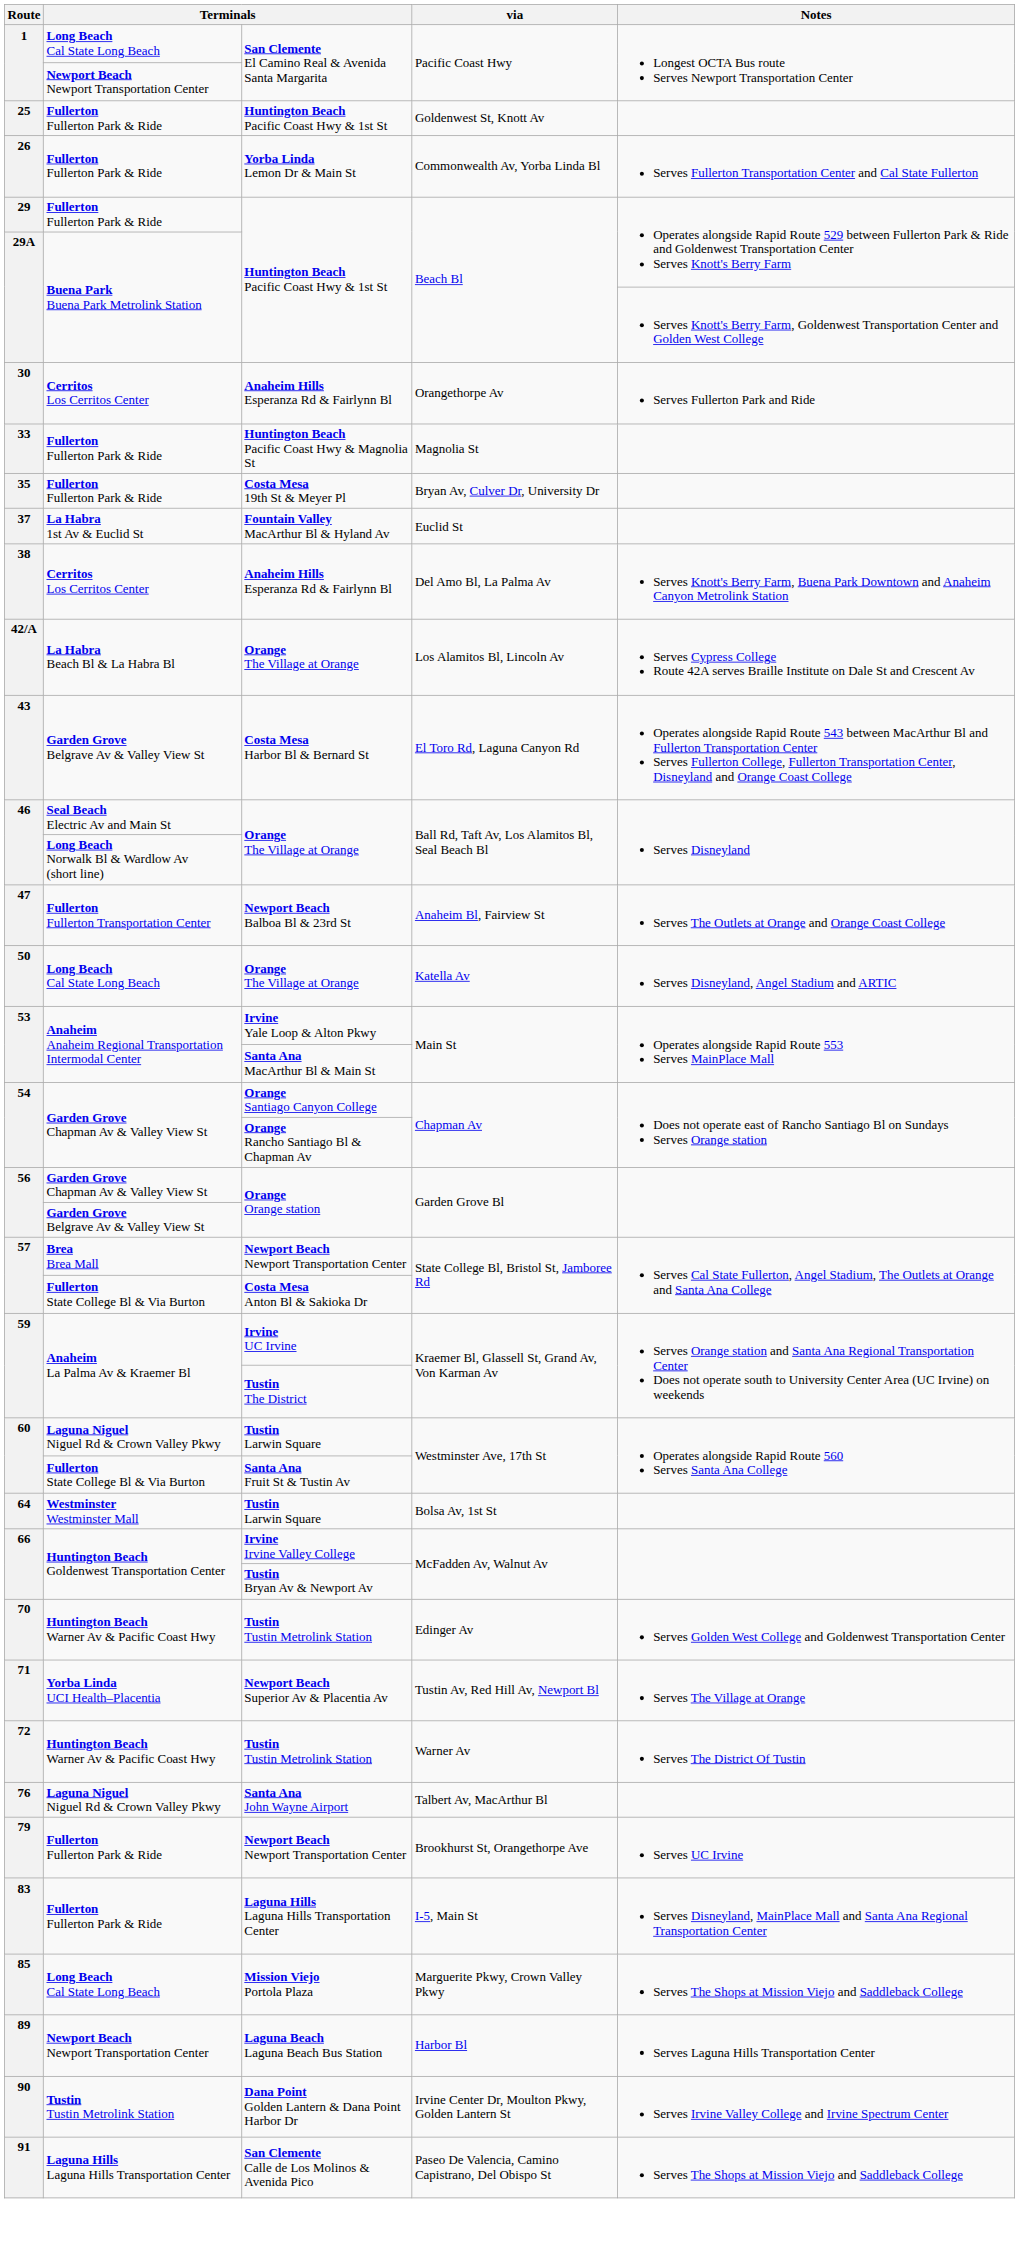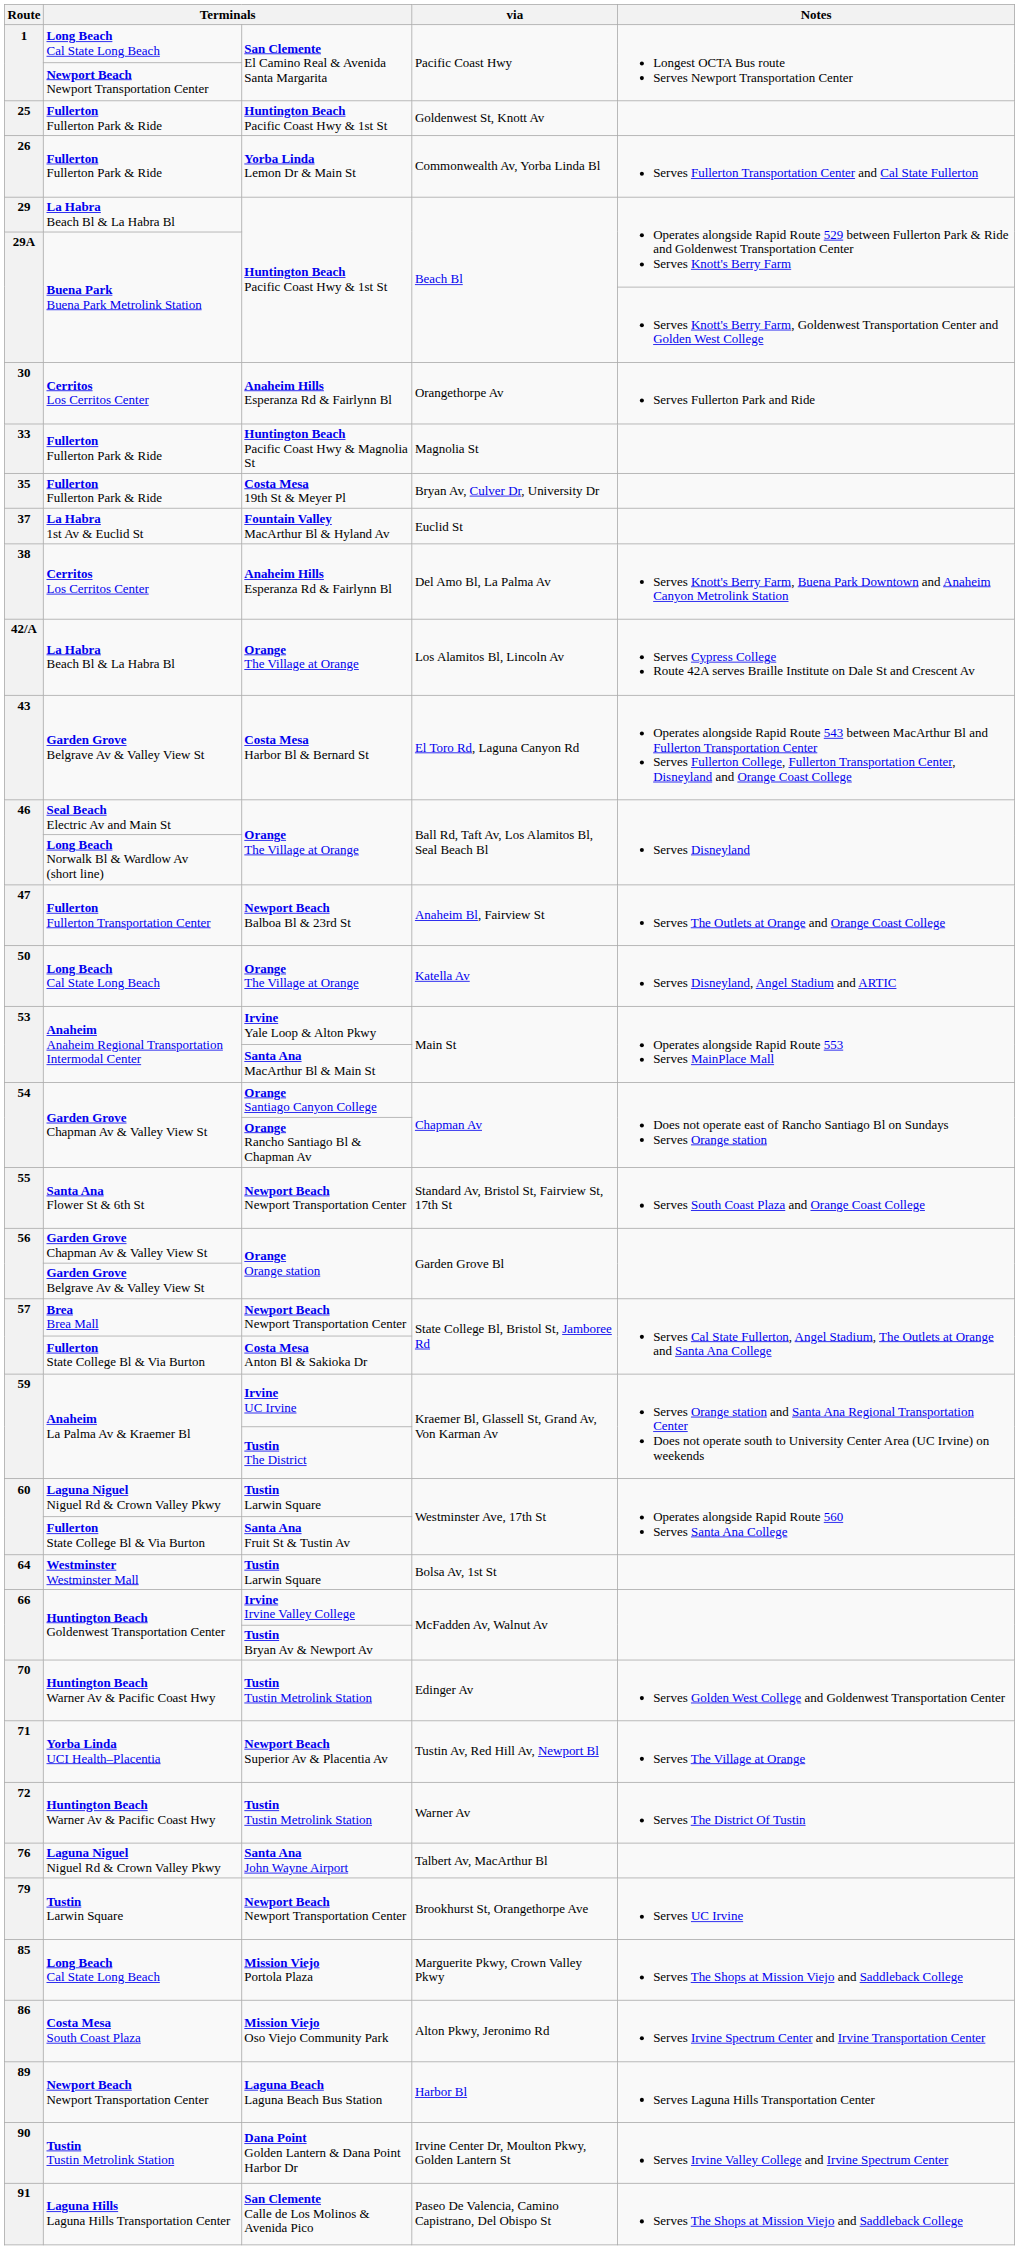(104, 214) Fullerton Fullerton Park & Ride -> (111, 214) La Habra Beach Bl & La Habra Bl
+ row: (24, 1177)
(104, 1847) Fullerton Fullerton Park & Ride -> (85, 1908) Tustin Larwin Square
- row: (24, 1888)
+ row: (24, 2010)
